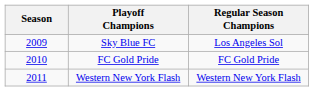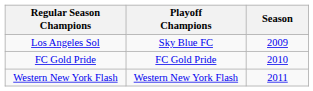columns swapped: (37, 19) <-> (249, 19)
